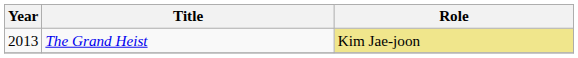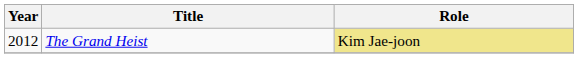(23, 40) 2013 -> (23, 40) 2012
